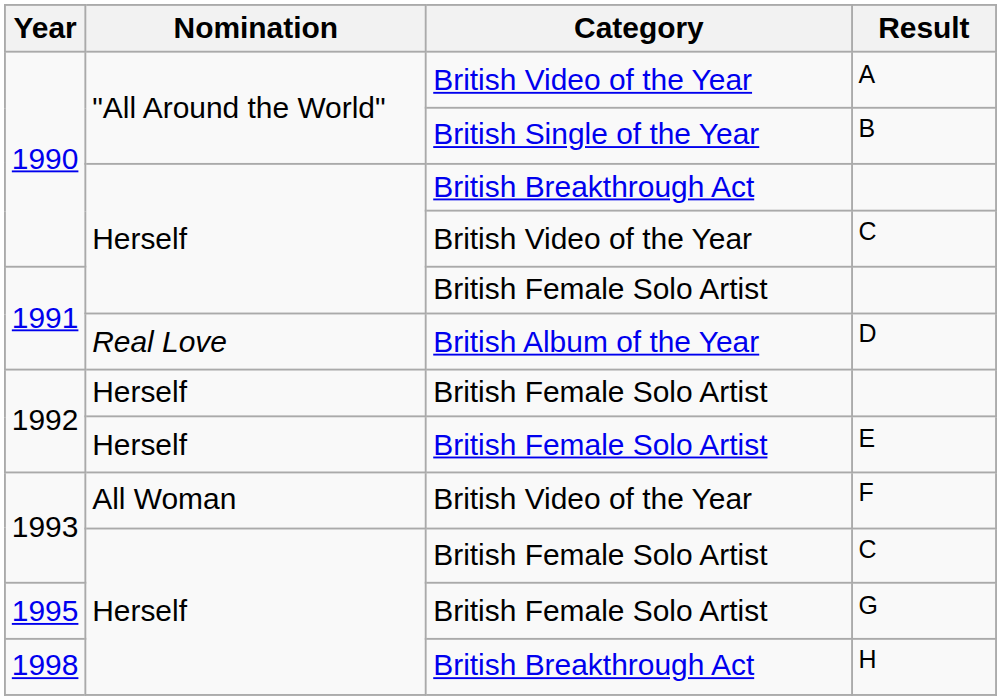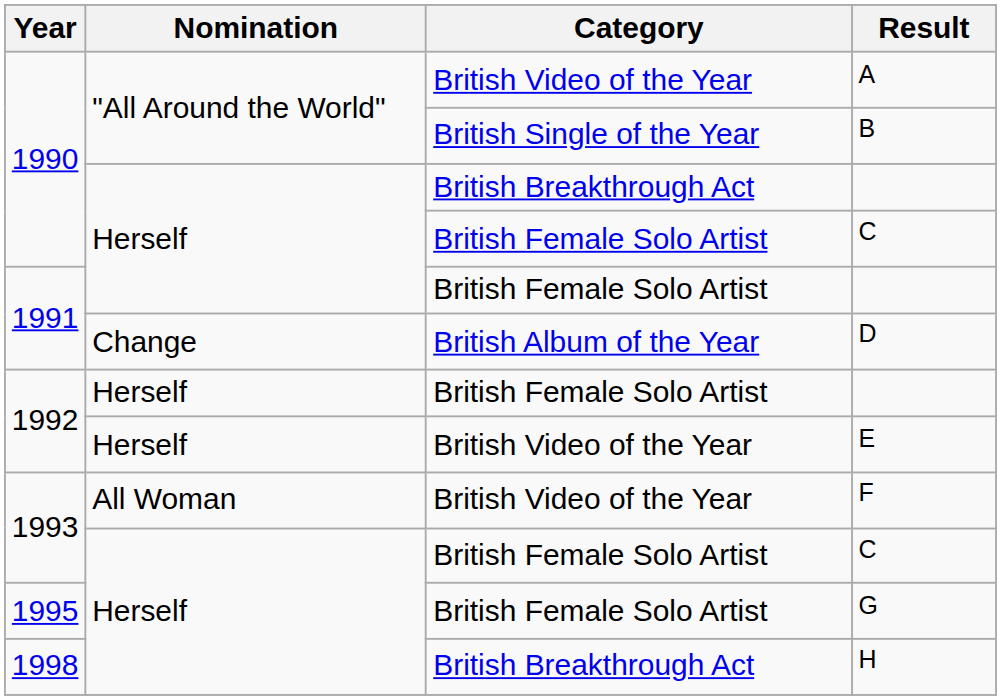(593, 238) British Video of the Year -> (600, 238) British Female Solo Artist
(160, 341) Real Love -> (145, 341) Change
(600, 444) British Female Solo Artist -> (593, 444) British Video of the Year
